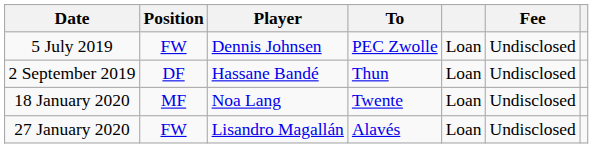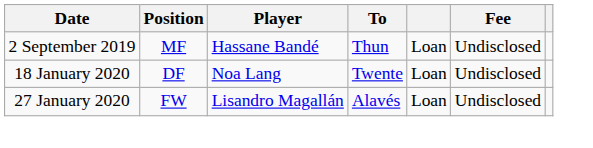- row: (72, 45)
(174, 73) DF -> (174, 45) MF
(174, 101) MF -> (174, 73) DF
